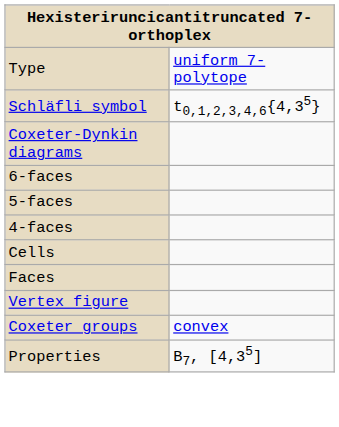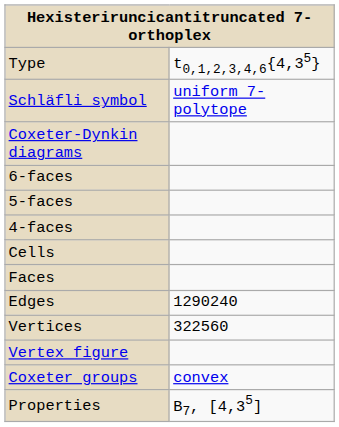(219, 69) uniform 7-polytope -> (247, 64) t0,1,2,3,4,6{4,35}
(247, 106) t0,1,2,3,4,6{4,35} -> (219, 101) uniform 7-polytope
+ row: (32, 303)
+ row: (45, 328)
